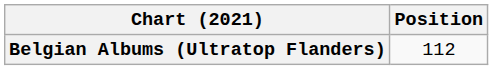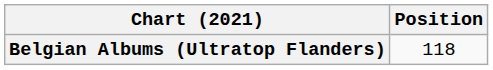(439, 50) 112 -> (439, 50) 118
